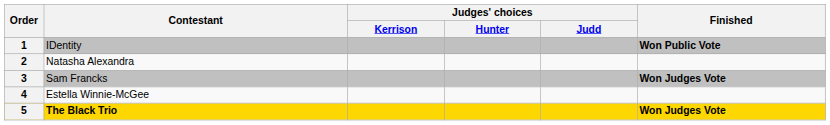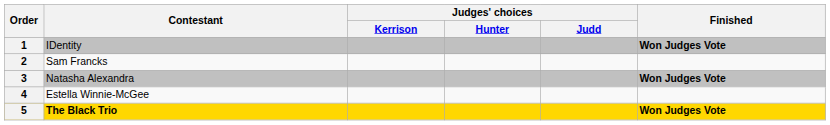(680, 45) Won Public Vote -> (683, 45) Won Judges Vote
(90, 62) Natasha Alexandra -> (77, 62) Sam Francks
(77, 78) Sam Francks -> (90, 78) Natasha Alexandra
